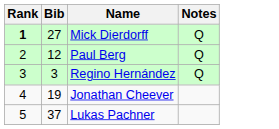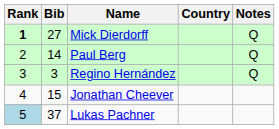+ column: (206, 14)
(54, 54) 12 -> (54, 54) 14
(54, 94) 19 -> (54, 94) 15
(23, 114) no background -> (23, 114) lightblue background
